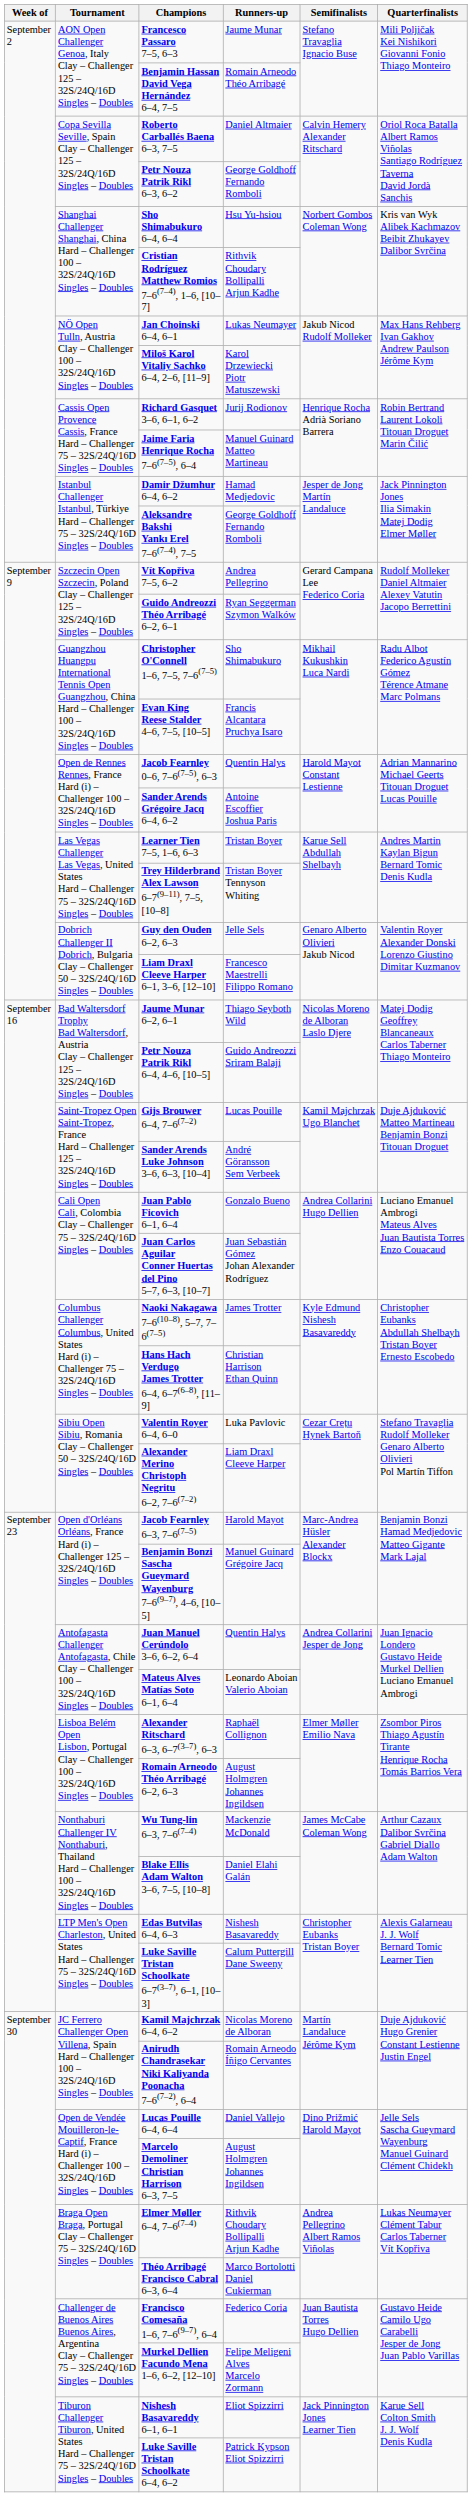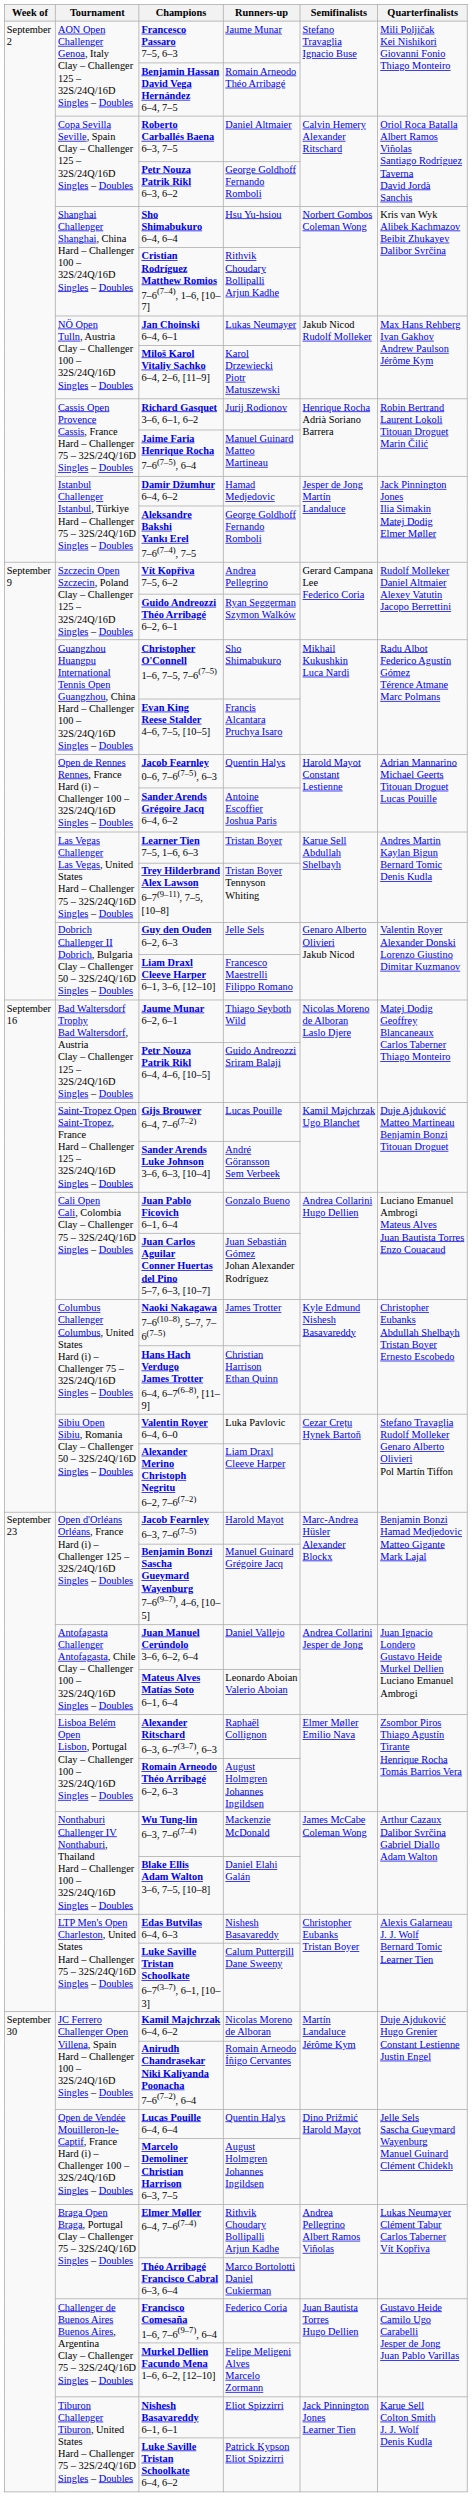(255, 1632) Quentin Halys -> (255, 1632) Daniel Vallejo
(255, 2117) Daniel Vallejo -> (255, 2117) Quentin Halys
